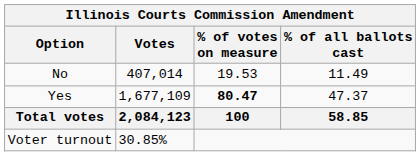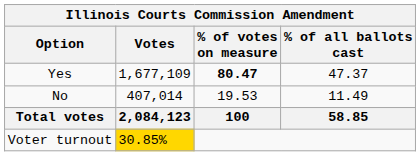rows swapped: (60, 96) <-> (60, 75)
(143, 140) no background -> (143, 140) gold background
